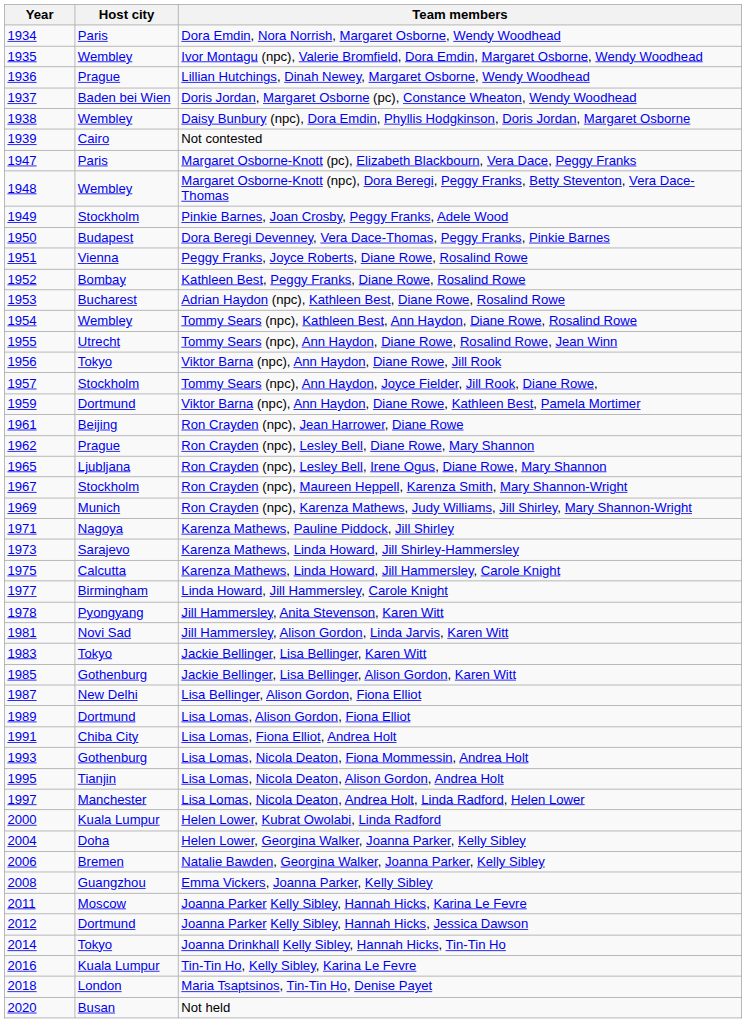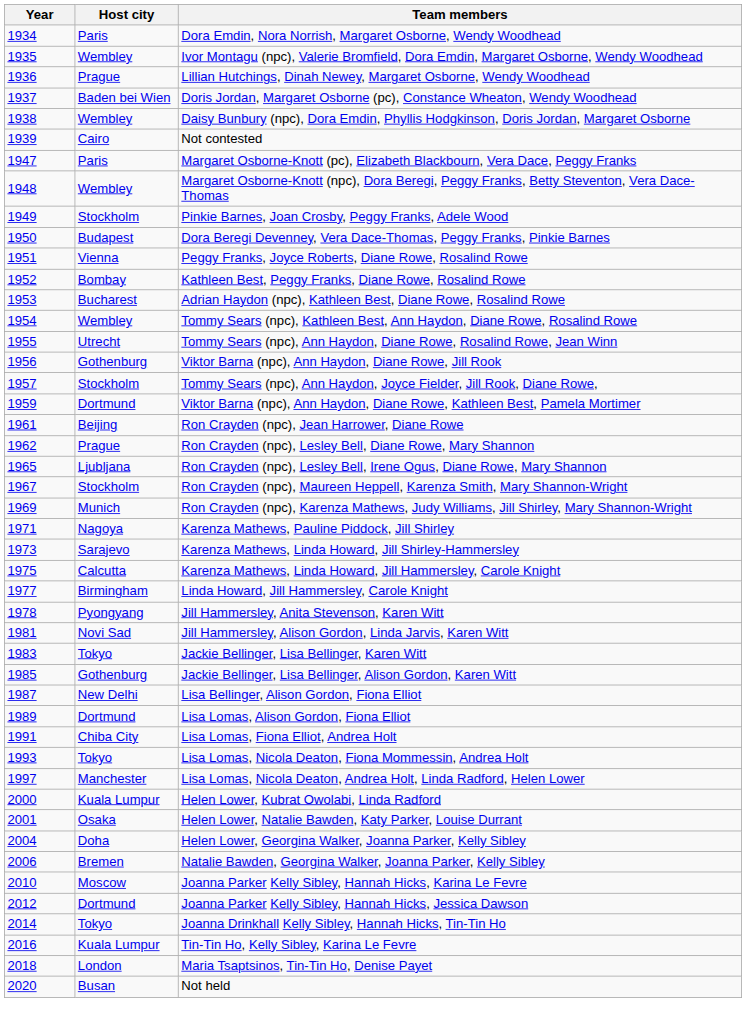(95, 362) Tokyo -> (113, 362) Gothenburg
(113, 757) Gothenburg -> (95, 757) Tokyo
- row: (343, 778)
+ row: (352, 820)
- row: (307, 882)
(22, 903) 2011 -> (22, 882) 2010
